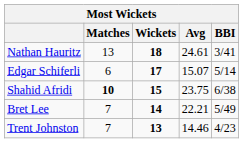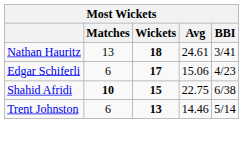(195, 71) 15.07 -> (195, 71) 15.06
(225, 71) 5/14 -> (225, 71) 4/23
(195, 90) 23.75 -> (195, 90) 22.75
- row: (28, 109)
(108, 128) 7 -> (108, 109) 6
(225, 128) 4/23 -> (225, 109) 5/14
